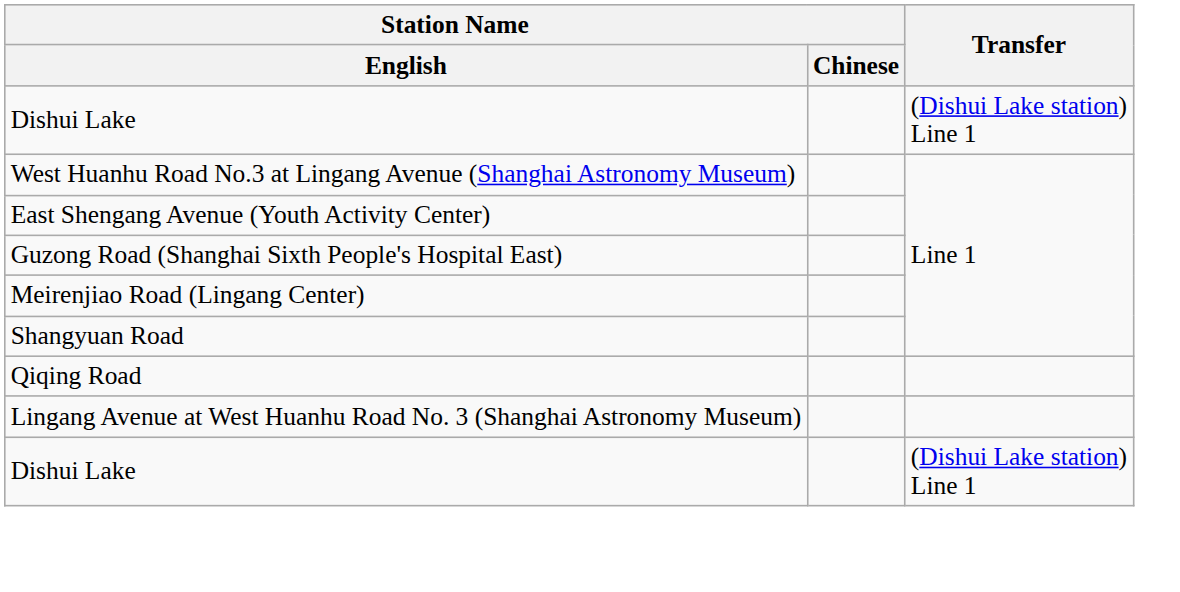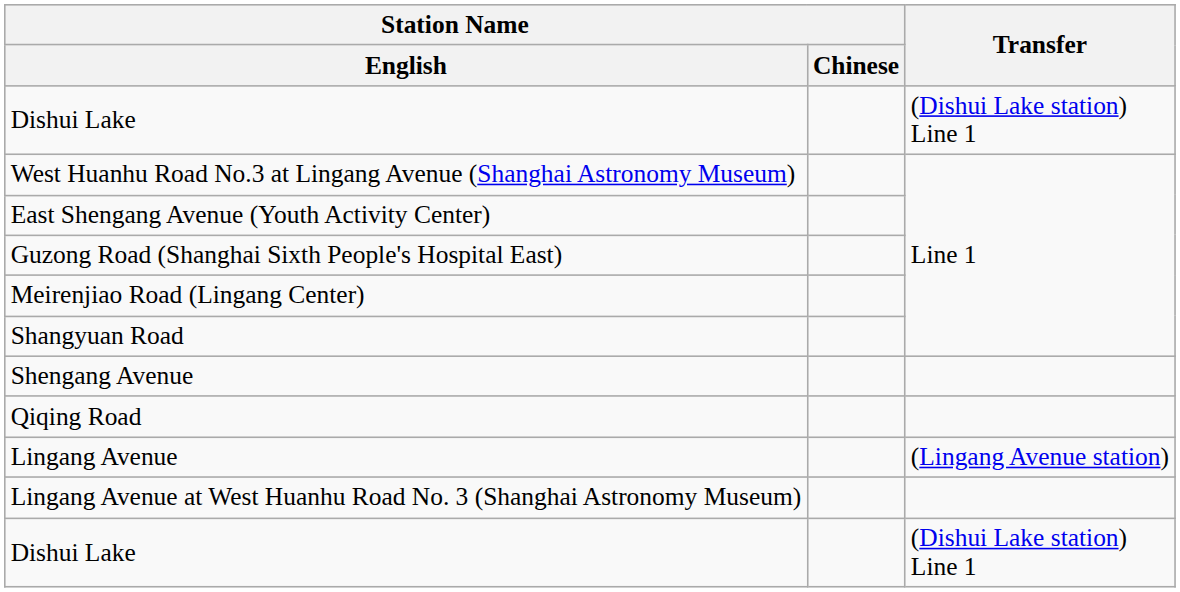+ row: (102, 376)
+ row: (94, 456)
